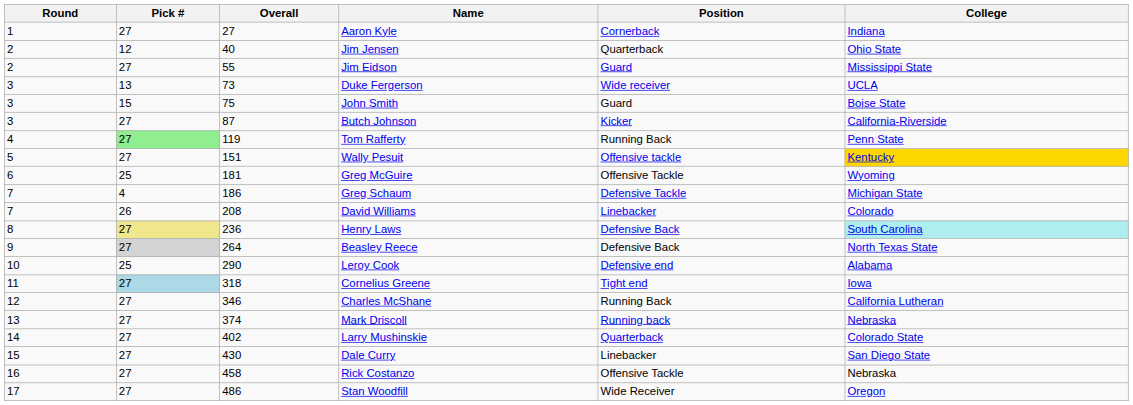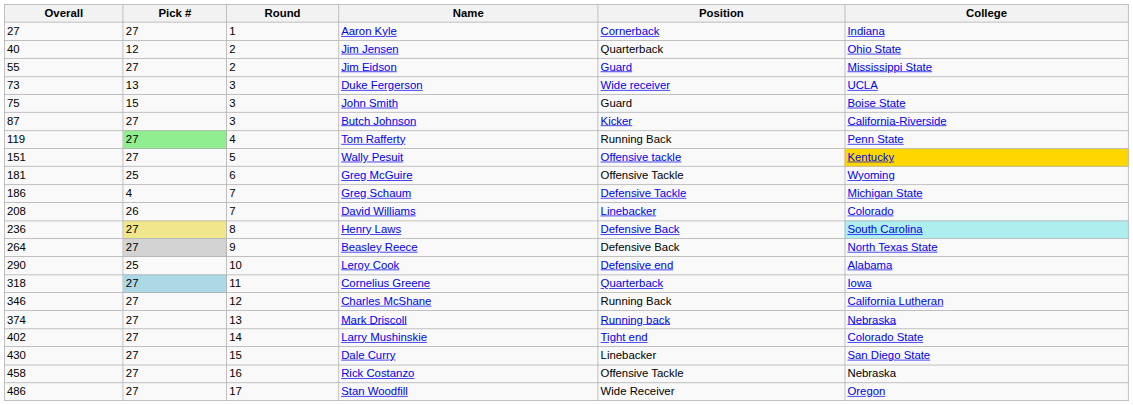columns swapped: (60, 13) <-> (279, 13)
(624, 283) Tight end -> (632, 283) Quarterback
(632, 337) Quarterback -> (624, 337) Tight end
